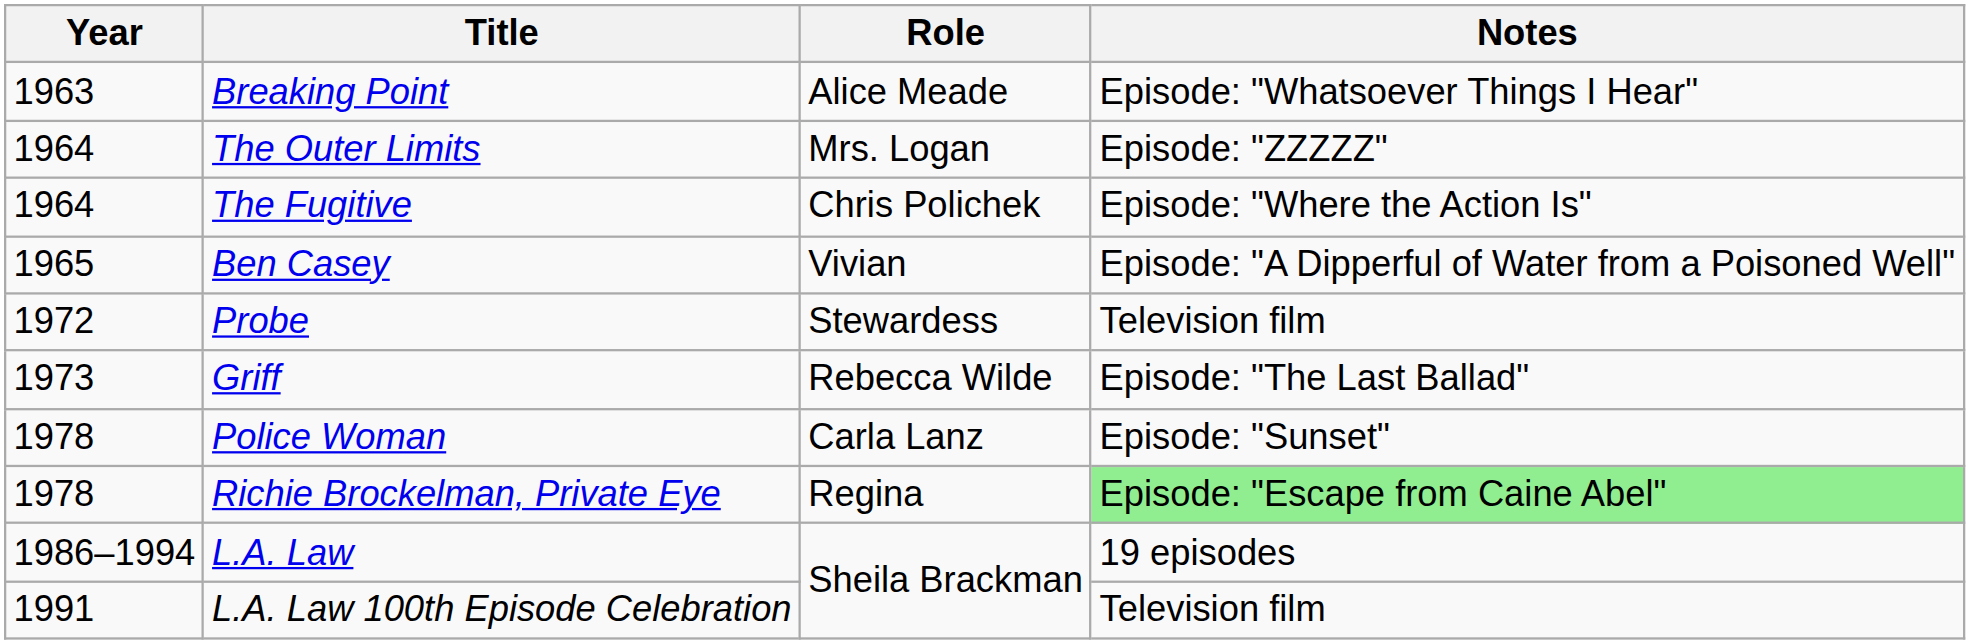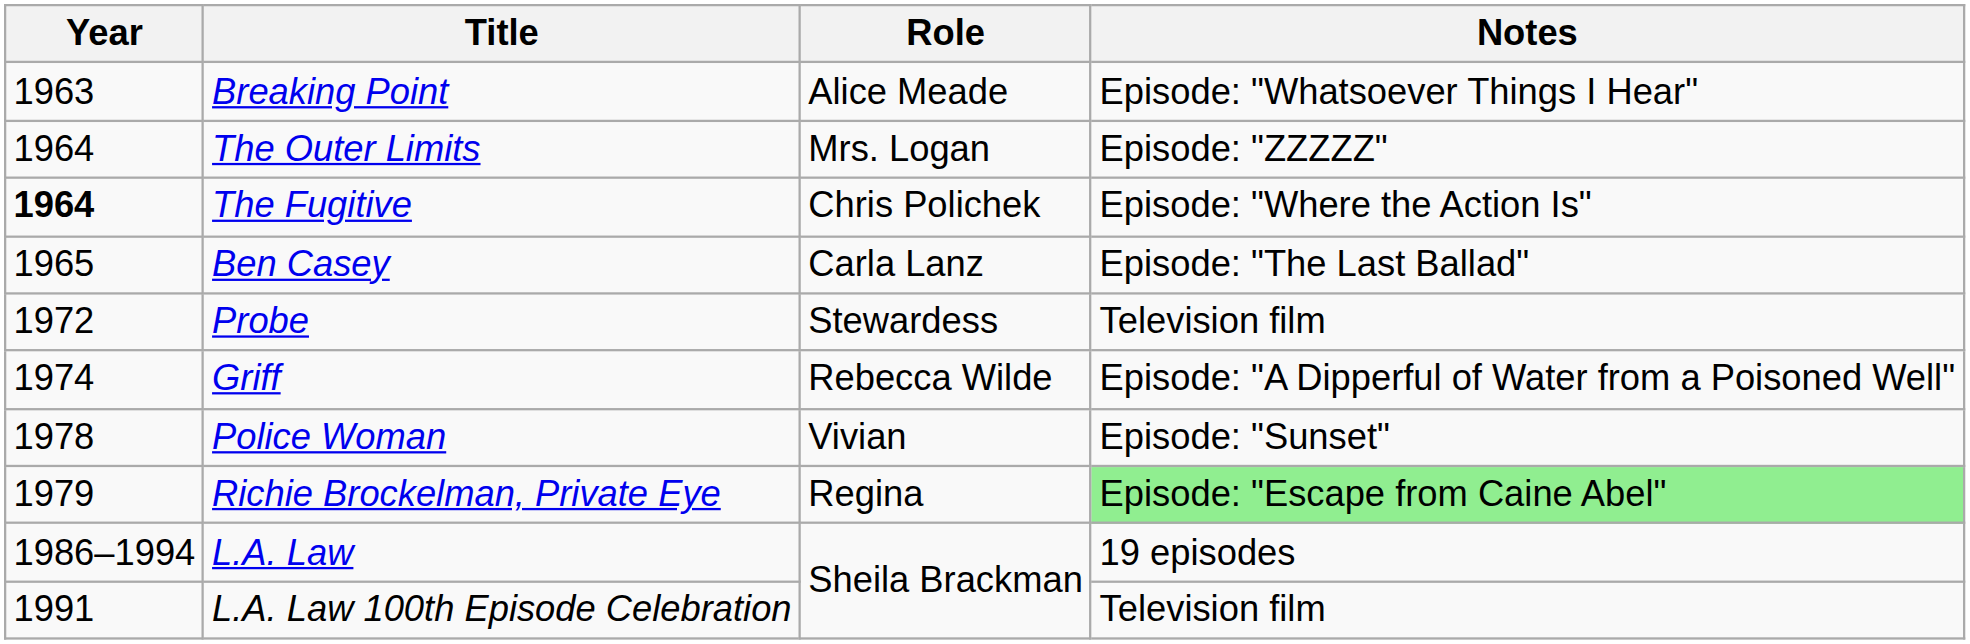(54, 206) normal -> (54, 206) bold
(857, 263) Vivian -> (896, 263) Carla Lanz
(1527, 263) Episode: "A Dipperful of Water from a Poisoned Well" -> (1314, 263) Episode: "The Last Ballad"
(54, 378) 1973 -> (54, 378) 1974
(1314, 378) Episode: "The Last Ballad" -> (1527, 378) Episode: "A Dipperful of Water from a Poisoned Well"
(896, 436) Carla Lanz -> (857, 436) Vivian
(54, 494) 1978 -> (54, 494) 1979
